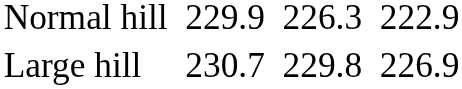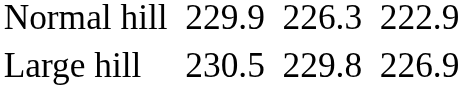(225, 65) 230.7 -> (225, 65) 230.5
